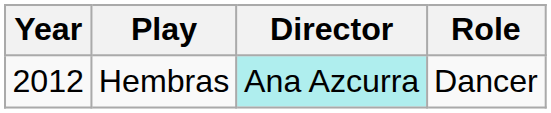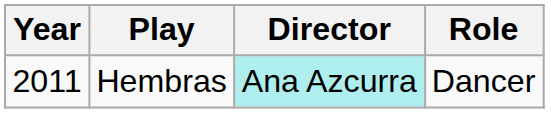(48, 81) 2012 -> (47, 81) 2011
